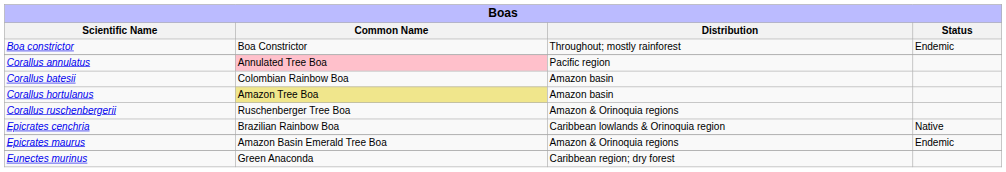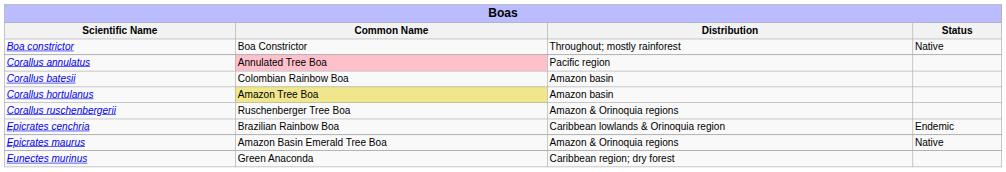(935, 46) Endemic -> (929, 46) Native
(929, 126) Native -> (935, 126) Endemic
(935, 142) Endemic -> (929, 142) Native
